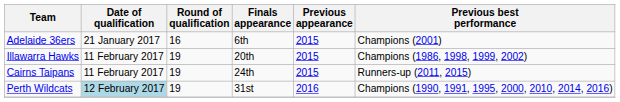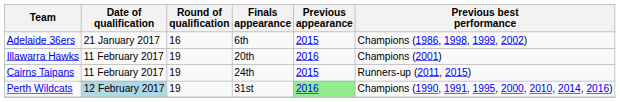(400, 40) Champions (2001) -> (442, 40) Champions (1986, 1998, 1999, 2002)
(307, 56) 2015 -> (307, 56) 2016
(442, 56) Champions (1986, 1998, 1999, 2002) -> (400, 56) Champions (2001)
(307, 89) no background -> (307, 89) lightgreen background
